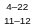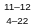rows swapped: (17, 20) <-> (17, 7)
